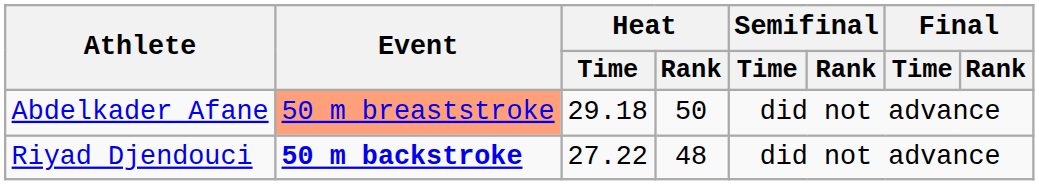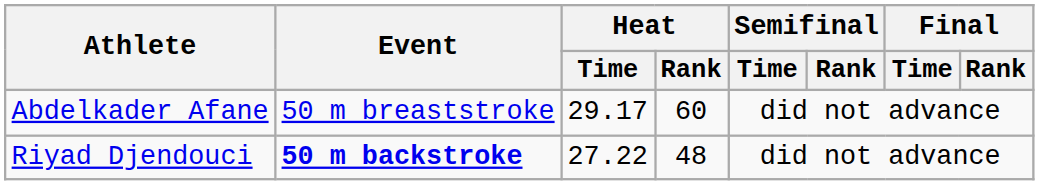(418, 112) lightsalmon background -> (418, 112) no background
(608, 112) 29.18 -> (608, 112) 29.17
(691, 112) 50 -> (691, 112) 60
